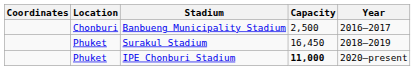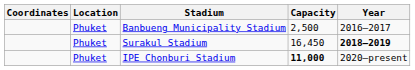(96, 27) Chonburi -> (90, 27) Phuket
(365, 42) normal -> (365, 42) bold
